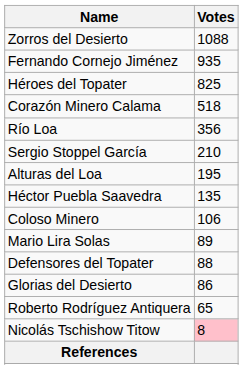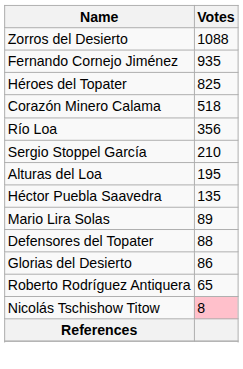- row: (53, 218)
